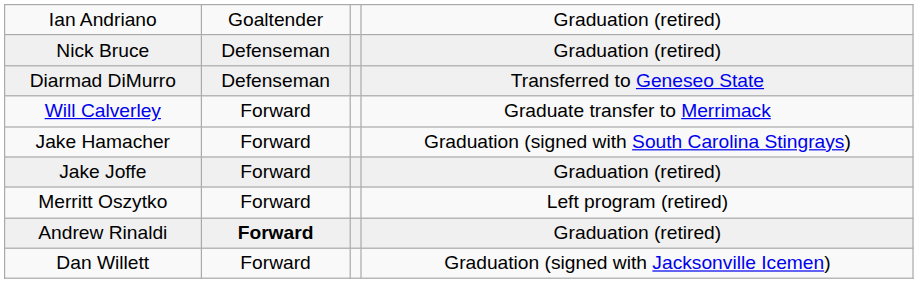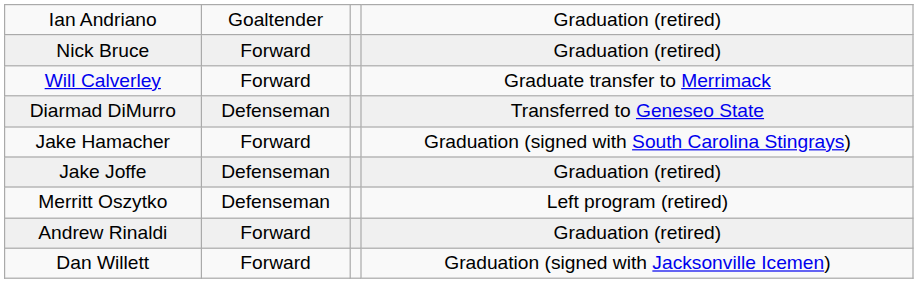(276, 50) Defenseman -> (276, 50) Forward
rows swapped: (103, 111) <-> (103, 80)
(276, 171) Forward -> (276, 171) Defenseman
(276, 202) Forward -> (276, 202) Defenseman
(276, 232) bold -> (276, 232) normal
